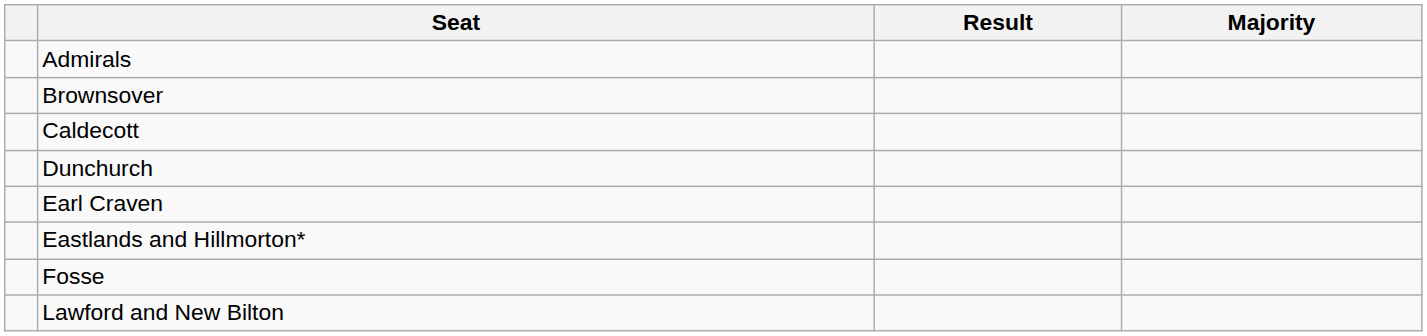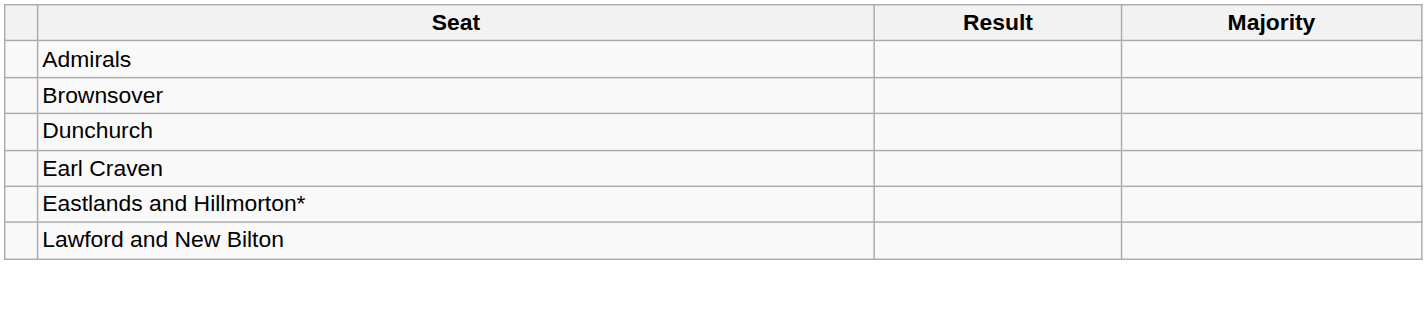- row: (91, 131)
- row: (73, 276)
